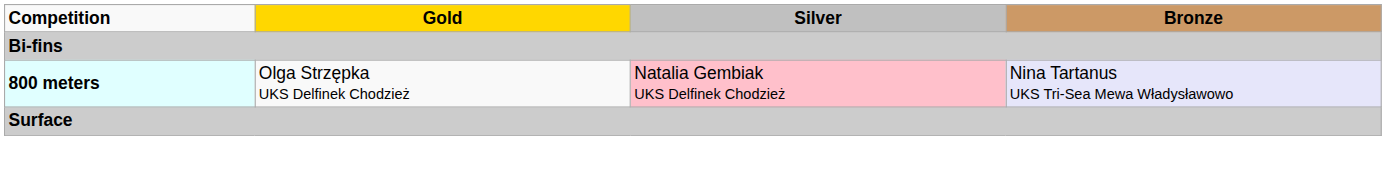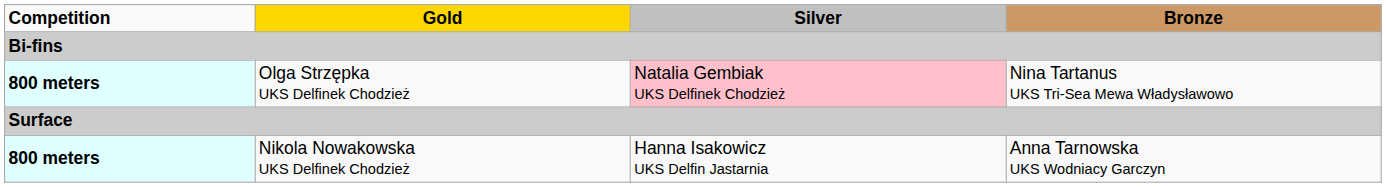(1122, 83) lavender background -> (1122, 83) no background
+ row: (337, 158)
